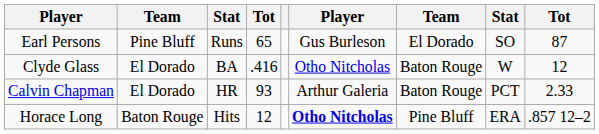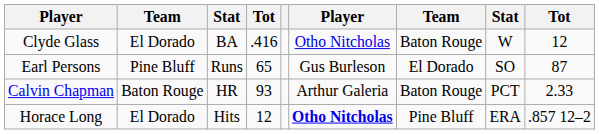rows swapped: (61, 66) <-> (61, 41)
(162, 91) El Dorado -> (162, 91) Baton Rouge
(162, 116) Baton Rouge -> (162, 116) El Dorado
